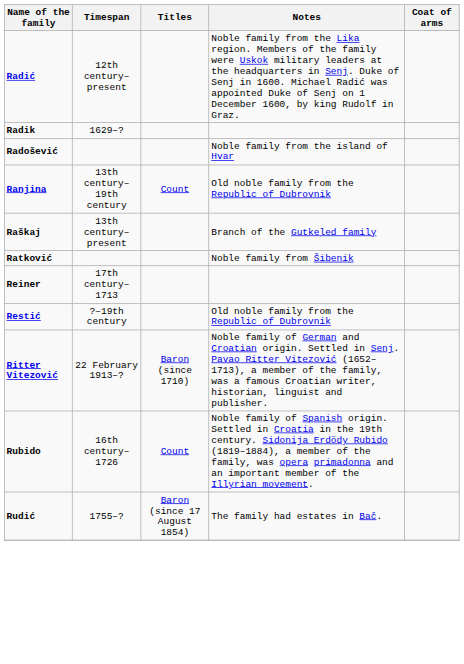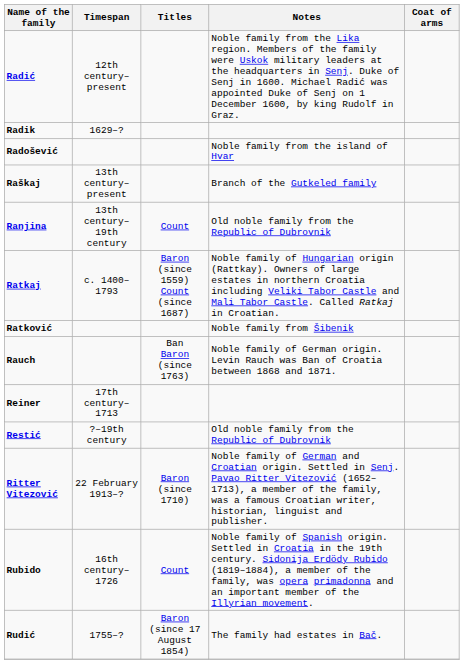rows swapped: (27, 189) <-> (24, 232)
+ row: (24, 286)
+ row: (21, 360)
